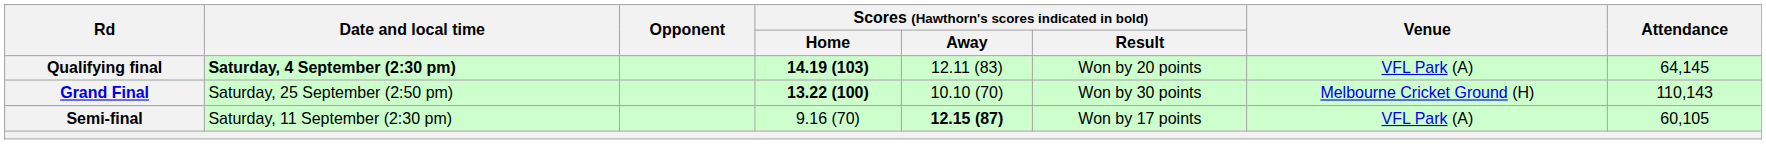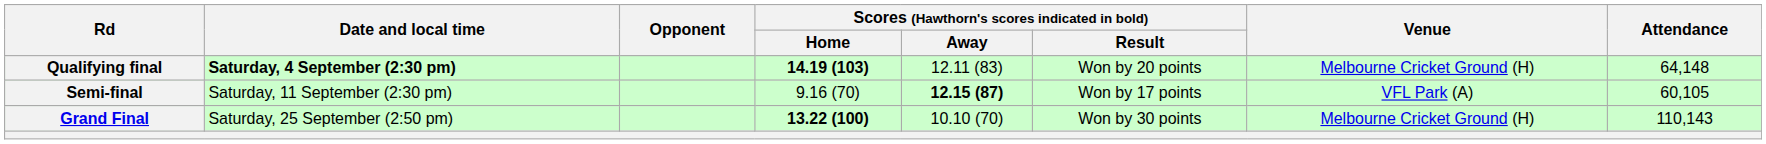(1427, 68) VFL Park (A) -> (1427, 68) Melbourne Cricket Ground (H)
(1685, 68) 64,145 -> (1685, 68) 64,148
rows swapped: (105, 119) <-> (105, 93)
